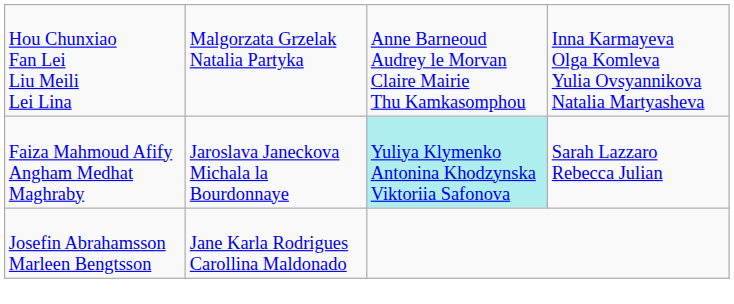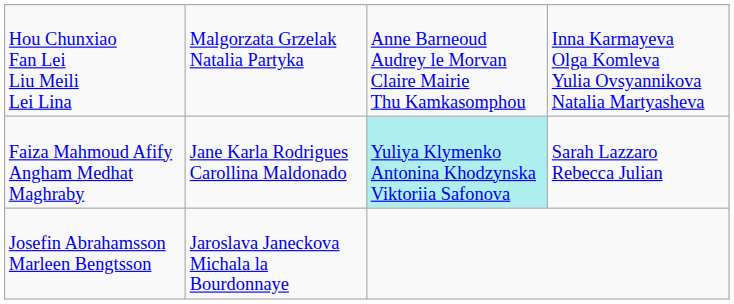(265, 172) Jaroslava Janeckova Michala la Bourdonnaye -> (269, 162) Jane Karla Rodrigues Carollina Maldonado
(269, 253) Jane Karla Rodrigues Carollina Maldonado -> (265, 263) Jaroslava Janeckova Michala la Bourdonnaye
